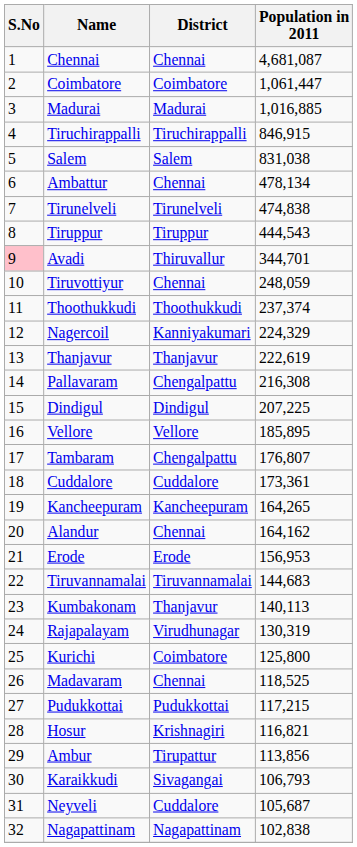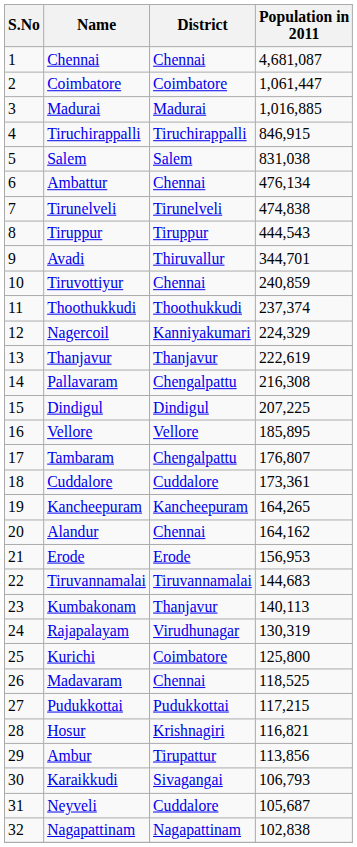(285, 183) 478,134 -> (285, 183) 476,134
(12, 258) pink background -> (12, 258) no background
(285, 283) 248,059 -> (285, 283) 240,859
